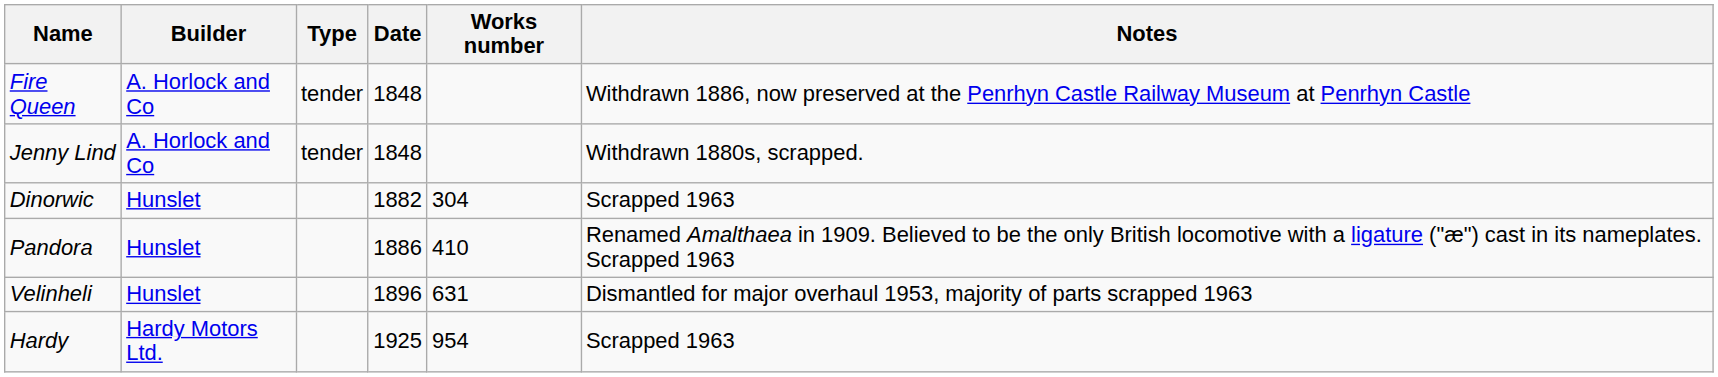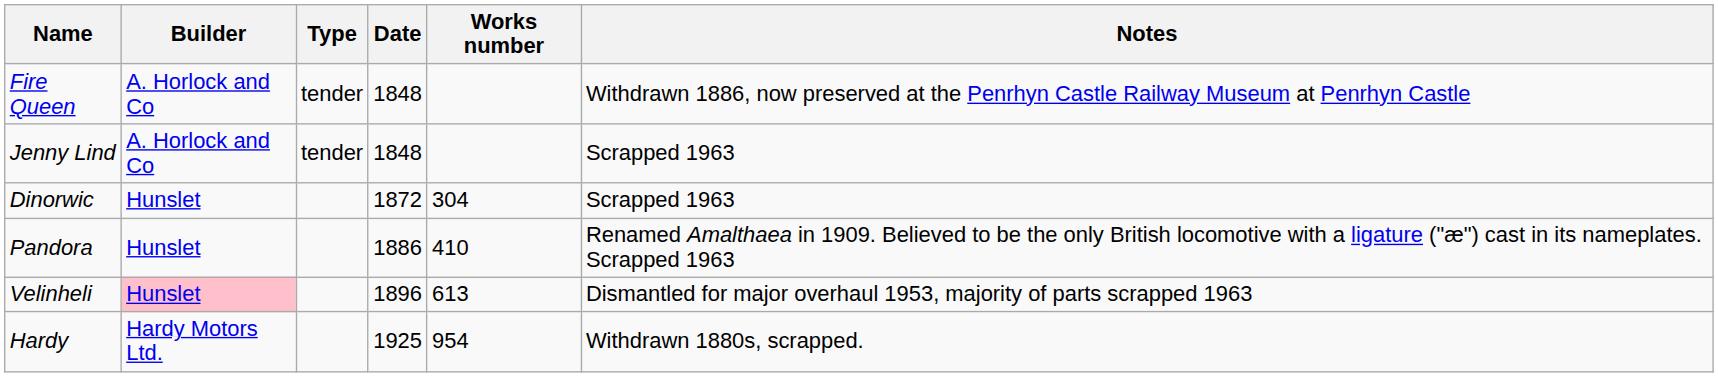(725, 153) Withdrawn 1880s, scrapped. -> (660, 153) Scrapped 1963
(398, 200) 1882 -> (398, 200) 1872
(163, 294) no background -> (163, 294) pink background
(450, 294) 631 -> (450, 294) 613
(660, 341) Scrapped 1963 -> (725, 341) Withdrawn 1880s, scrapped.
